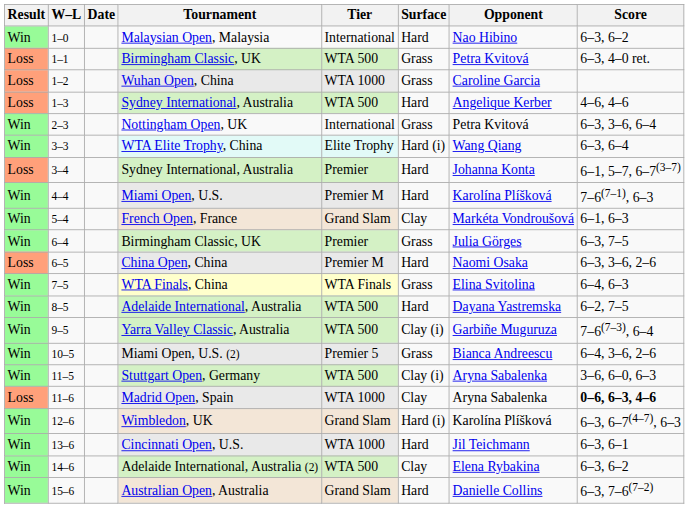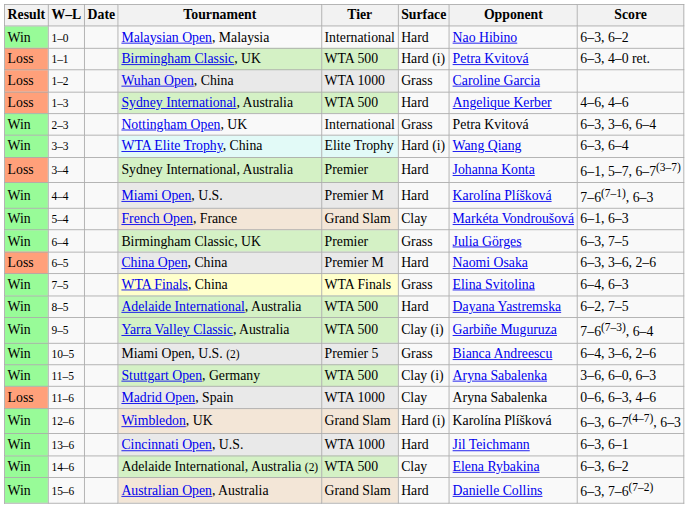(417, 59) Grass -> (423, 59) Hard (i)
(618, 397) bold -> (618, 397) normal
